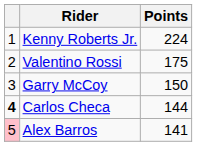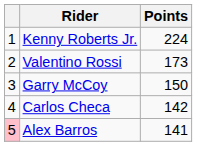(176, 62) 175 -> (176, 62) 173
(12, 108) bold -> (12, 108) normal
(176, 108) 144 -> (176, 108) 142
